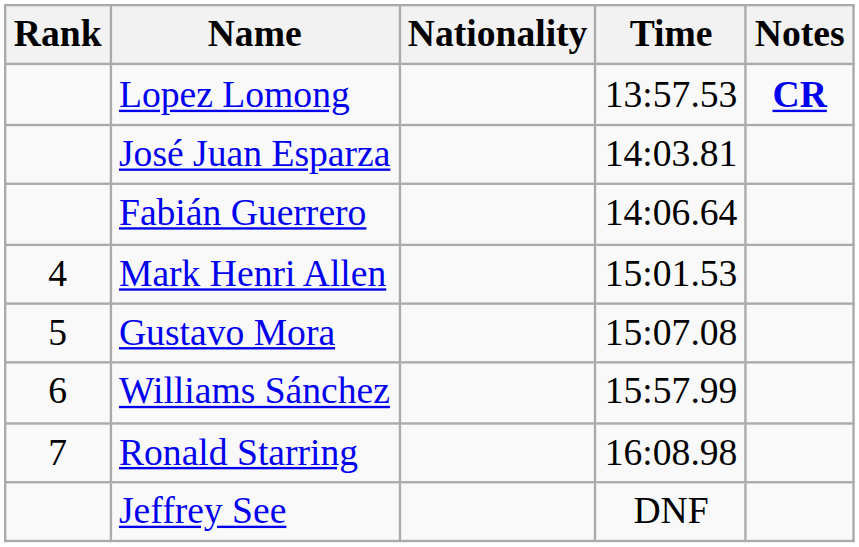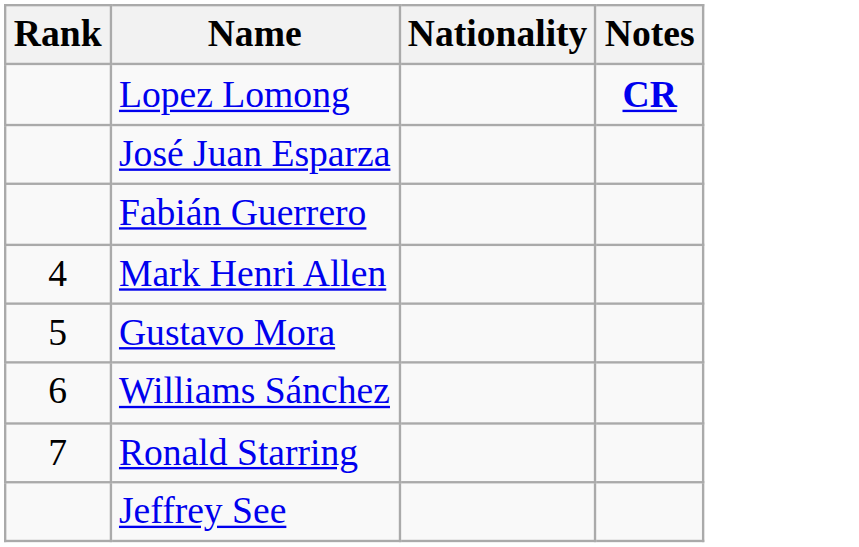- column: (671, 34)
